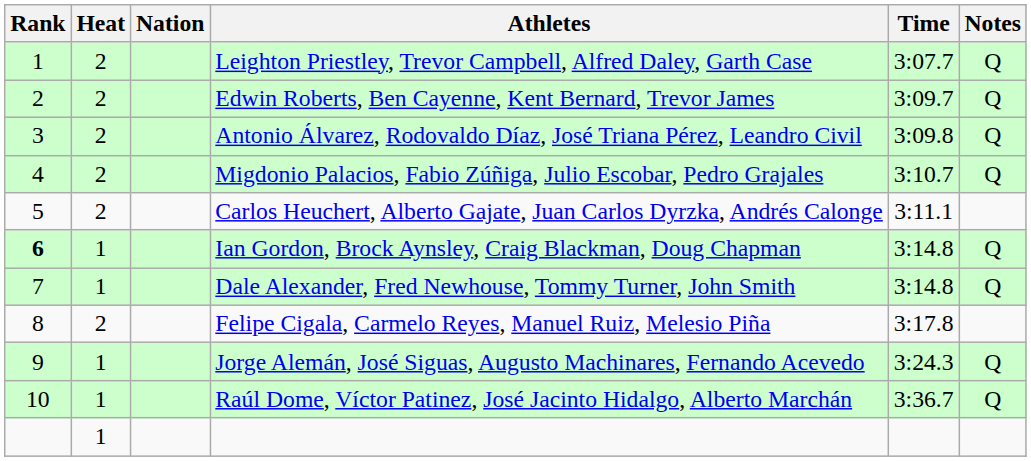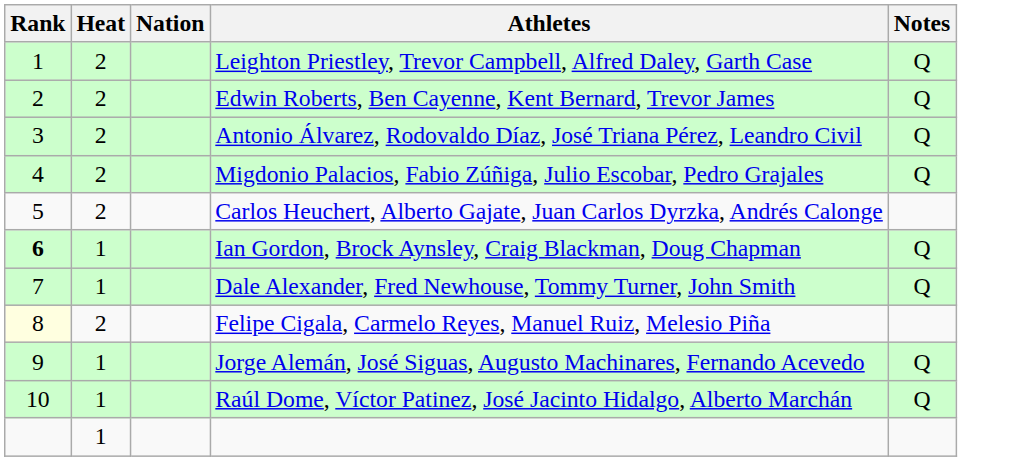- column: (924, 23)
(38, 323) no background -> (38, 323) lightyellow background
